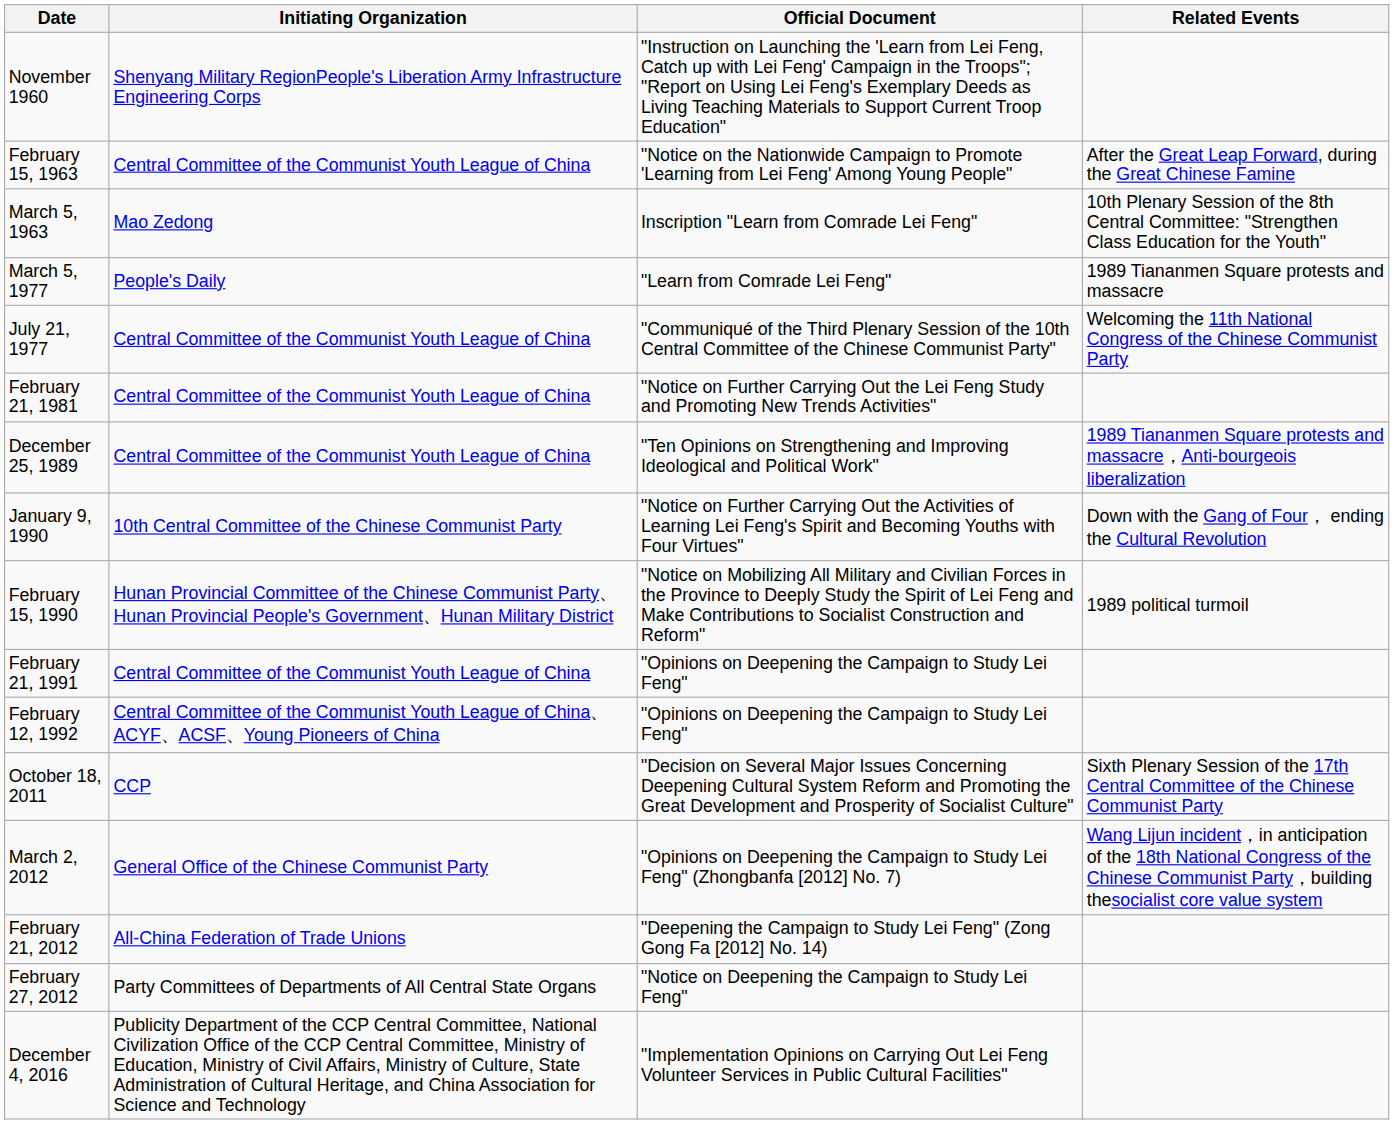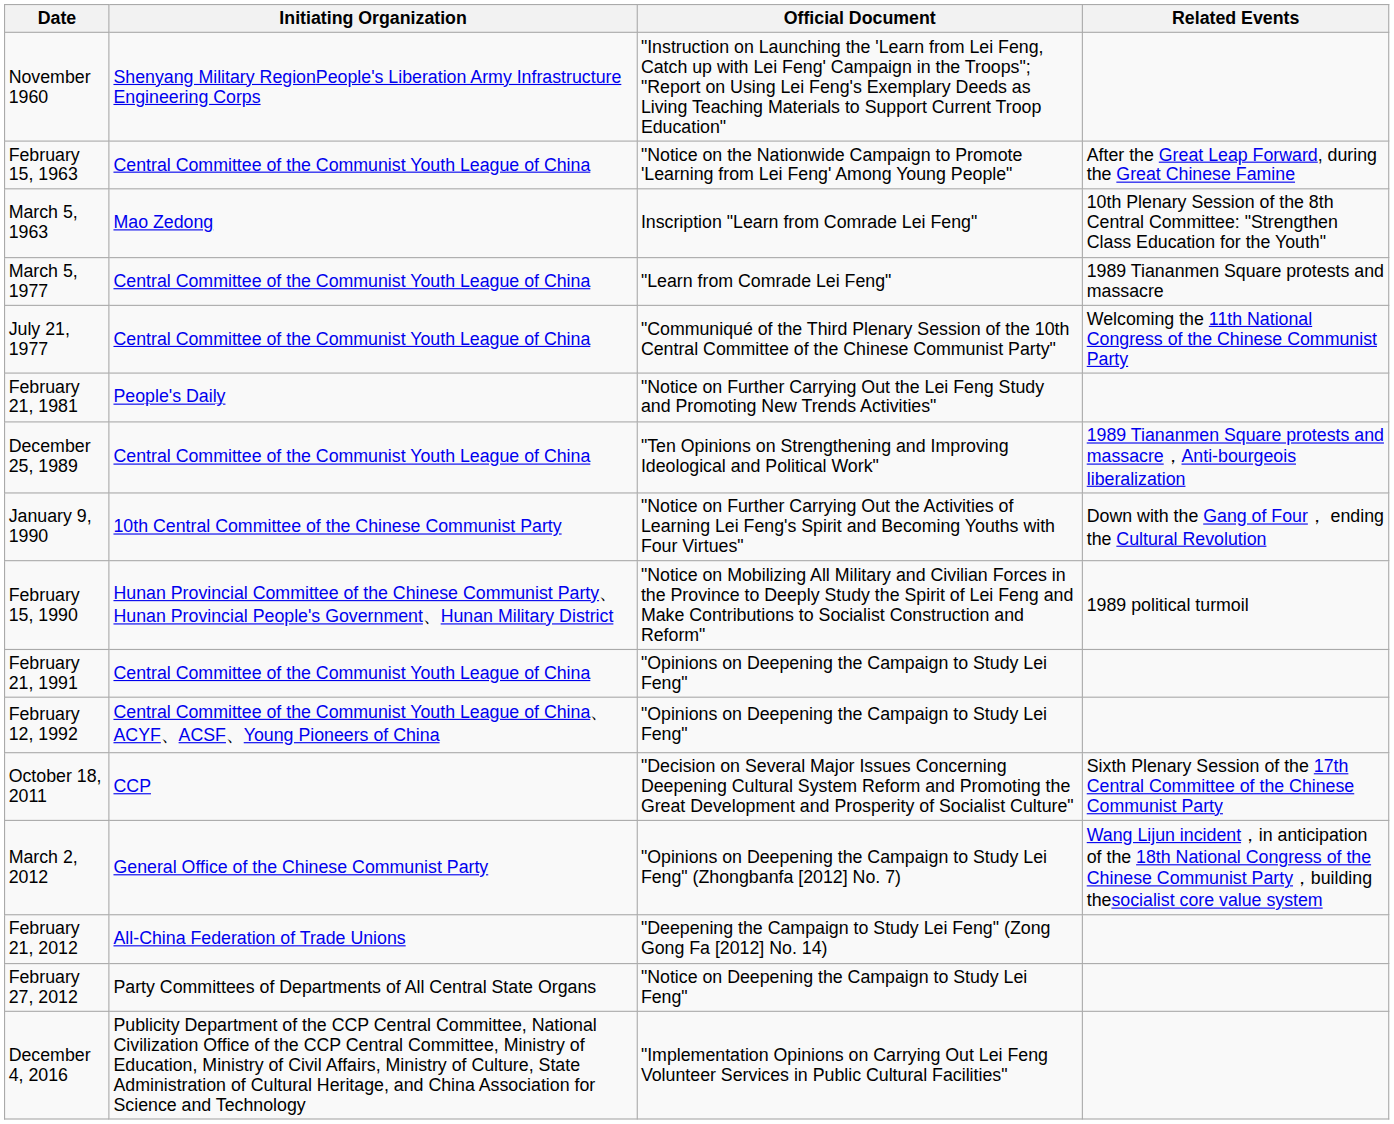(169, 281) People's Daily -> (352, 281) Central Committee of the Communist Youth League of China
(352, 397) Central Committee of the Communist Youth League of China -> (169, 397) People's Daily
